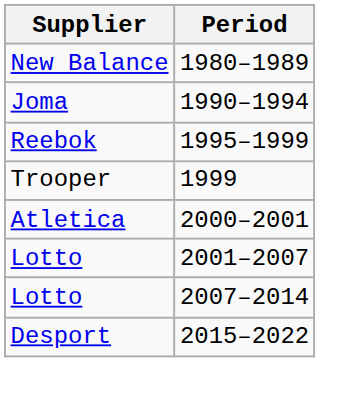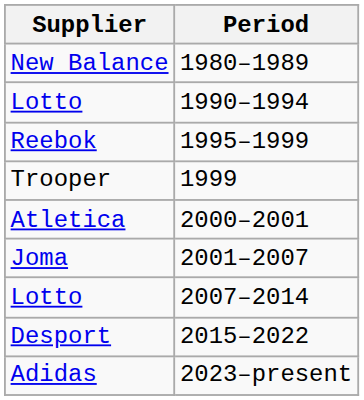(39, 102) Joma -> (47, 102) Lotto
(47, 258) Lotto -> (39, 258) Joma
+ row: (266, 375)
